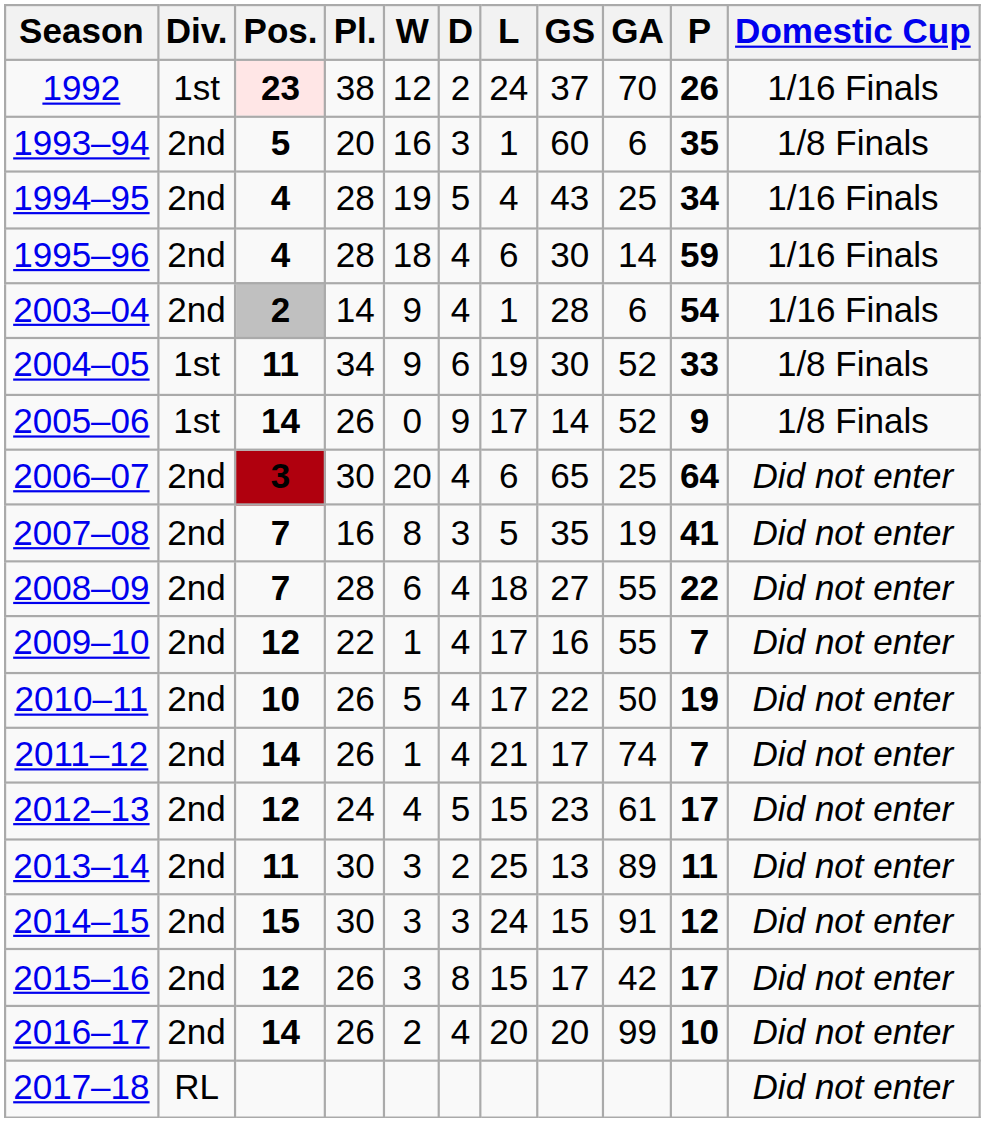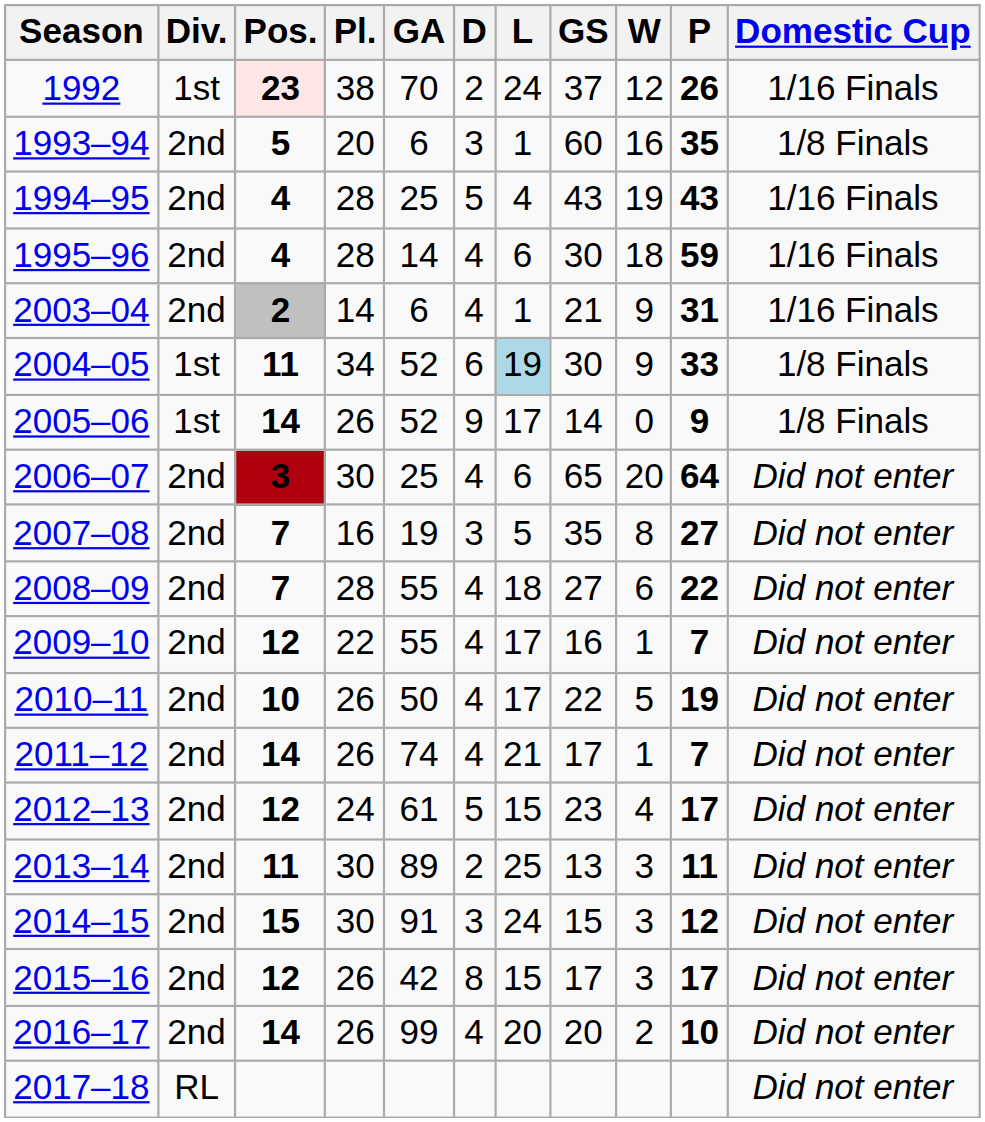columns swapped: (412, 32) <-> (638, 32)
(699, 198) 34 -> (699, 198) 43
(570, 310) 28 -> (583, 310) 21
(699, 310) 54 -> (699, 310) 31
(509, 365) no background -> (522, 365) lightblue background
(699, 532) 41 -> (699, 532) 27
